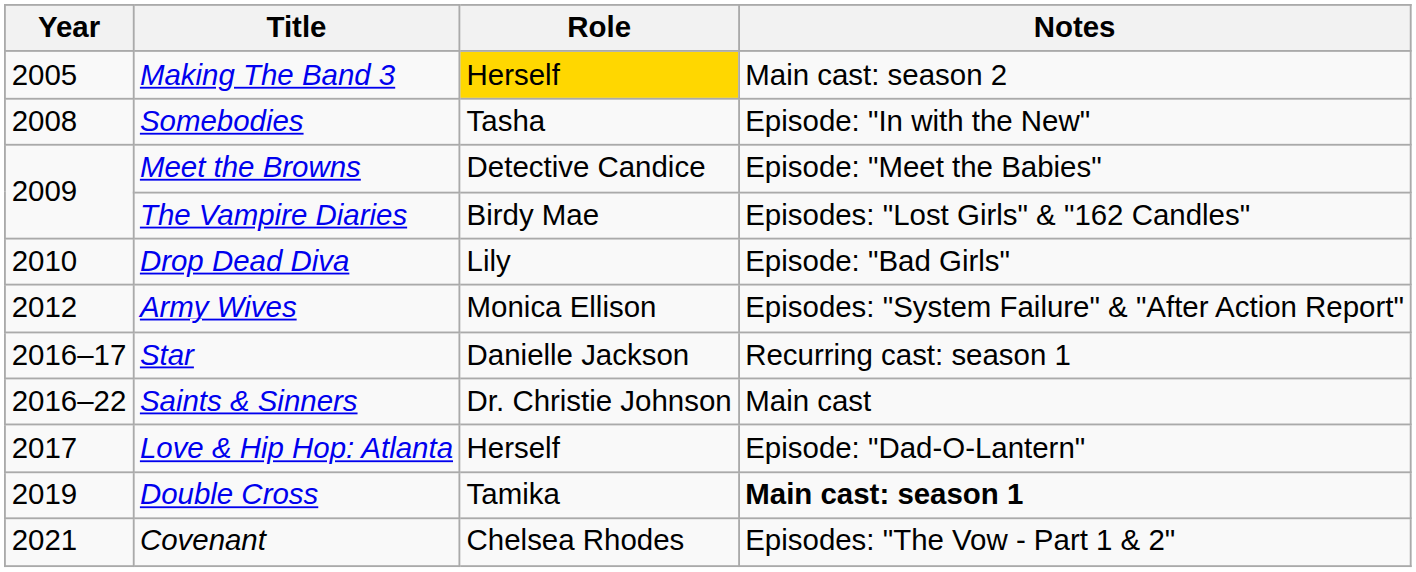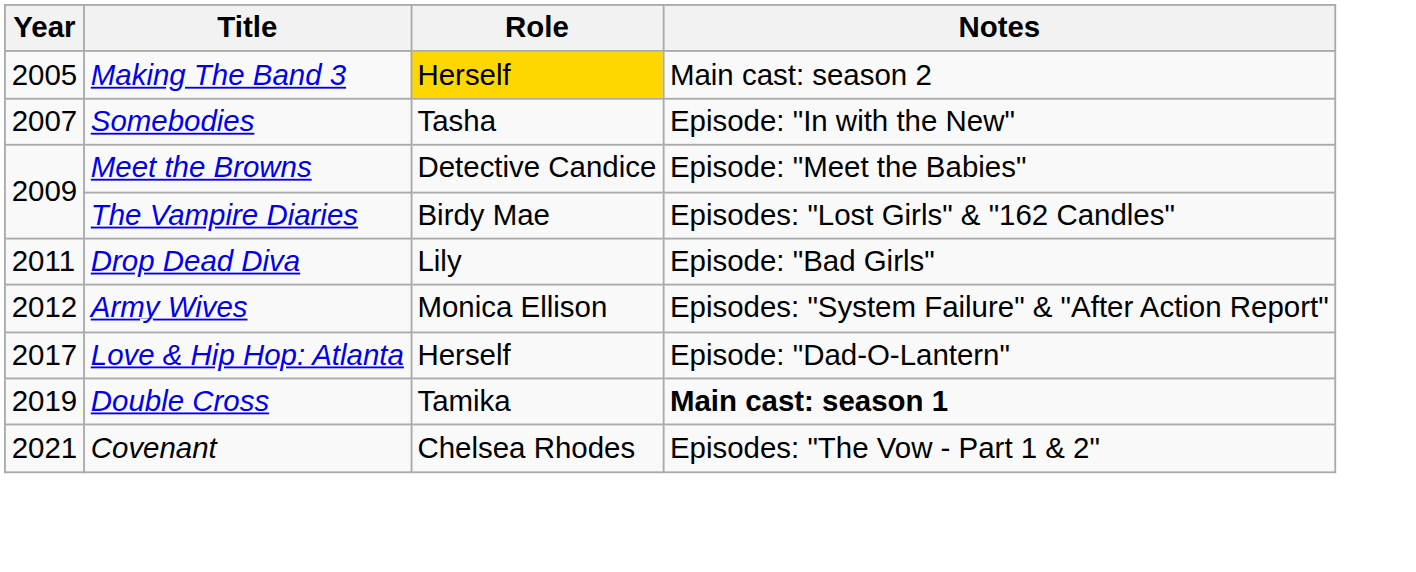(44, 121) 2008 -> (44, 121) 2007
(44, 261) 2010 -> (43, 261) 2011
- row: (167, 354)
- row: (249, 401)
